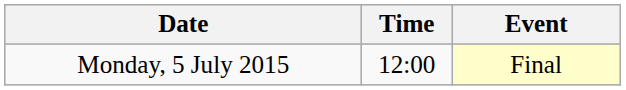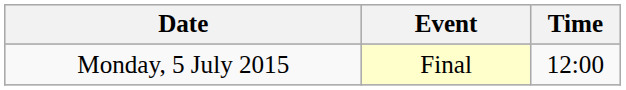columns swapped: (407, 24) <-> (536, 24)
